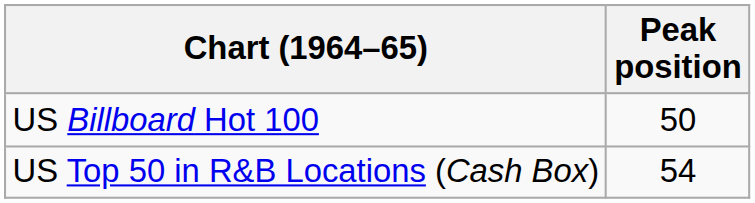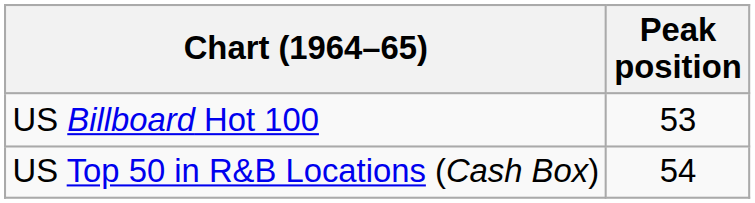(678, 119) 50 -> (678, 119) 53
